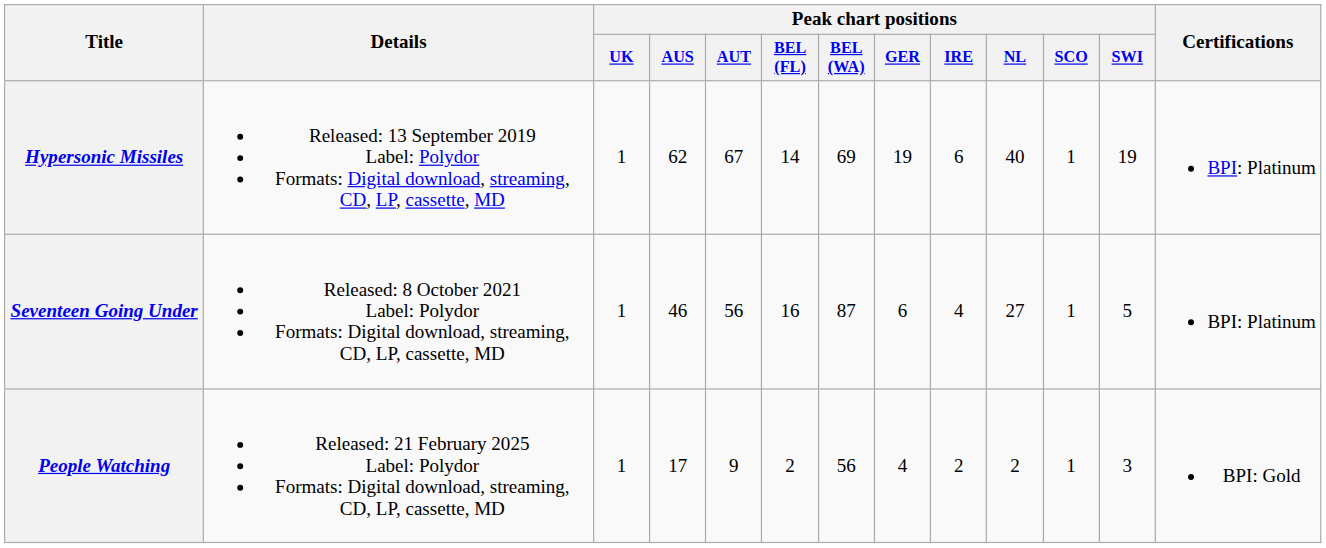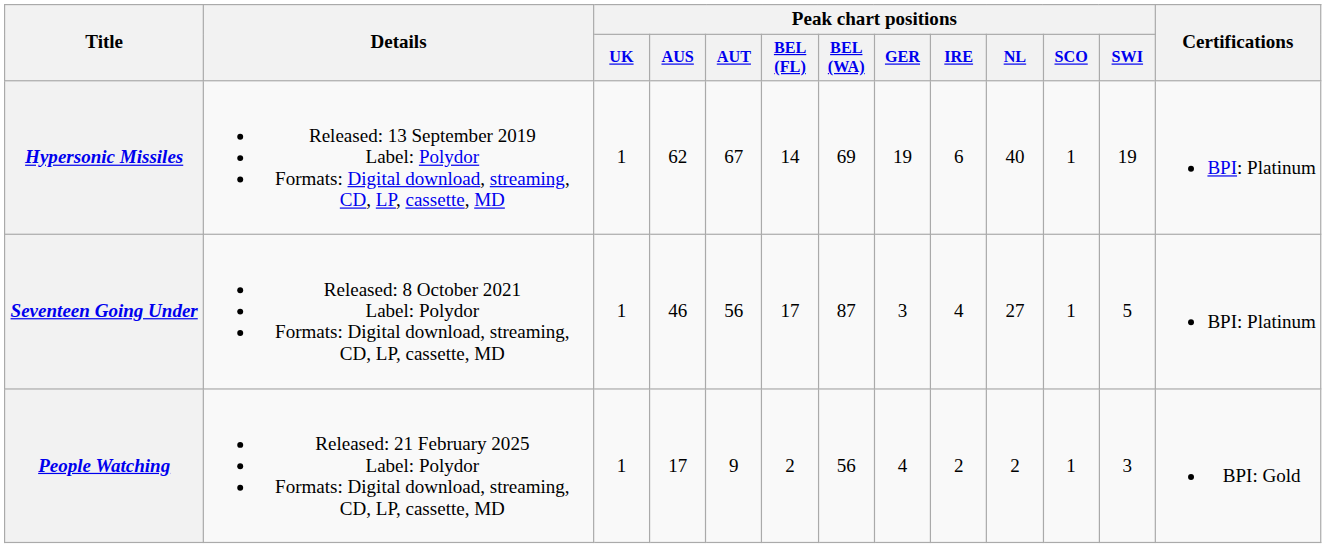(790, 311) 16 -> (790, 311) 17
(902, 311) 6 -> (902, 311) 3
